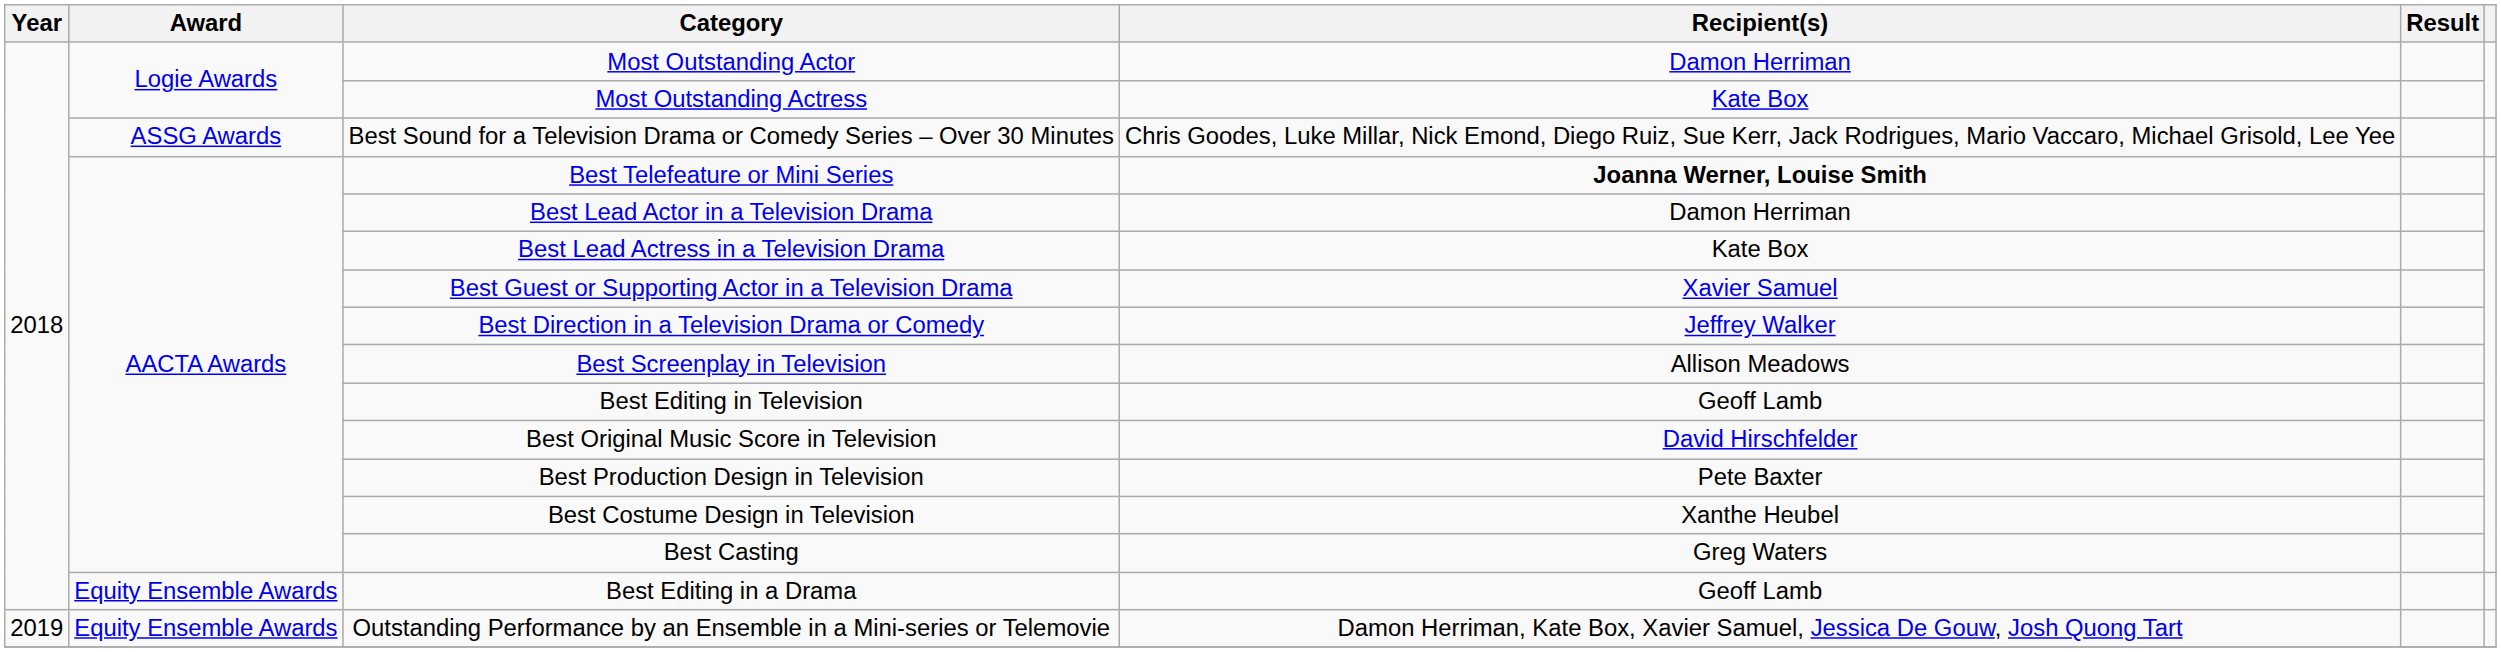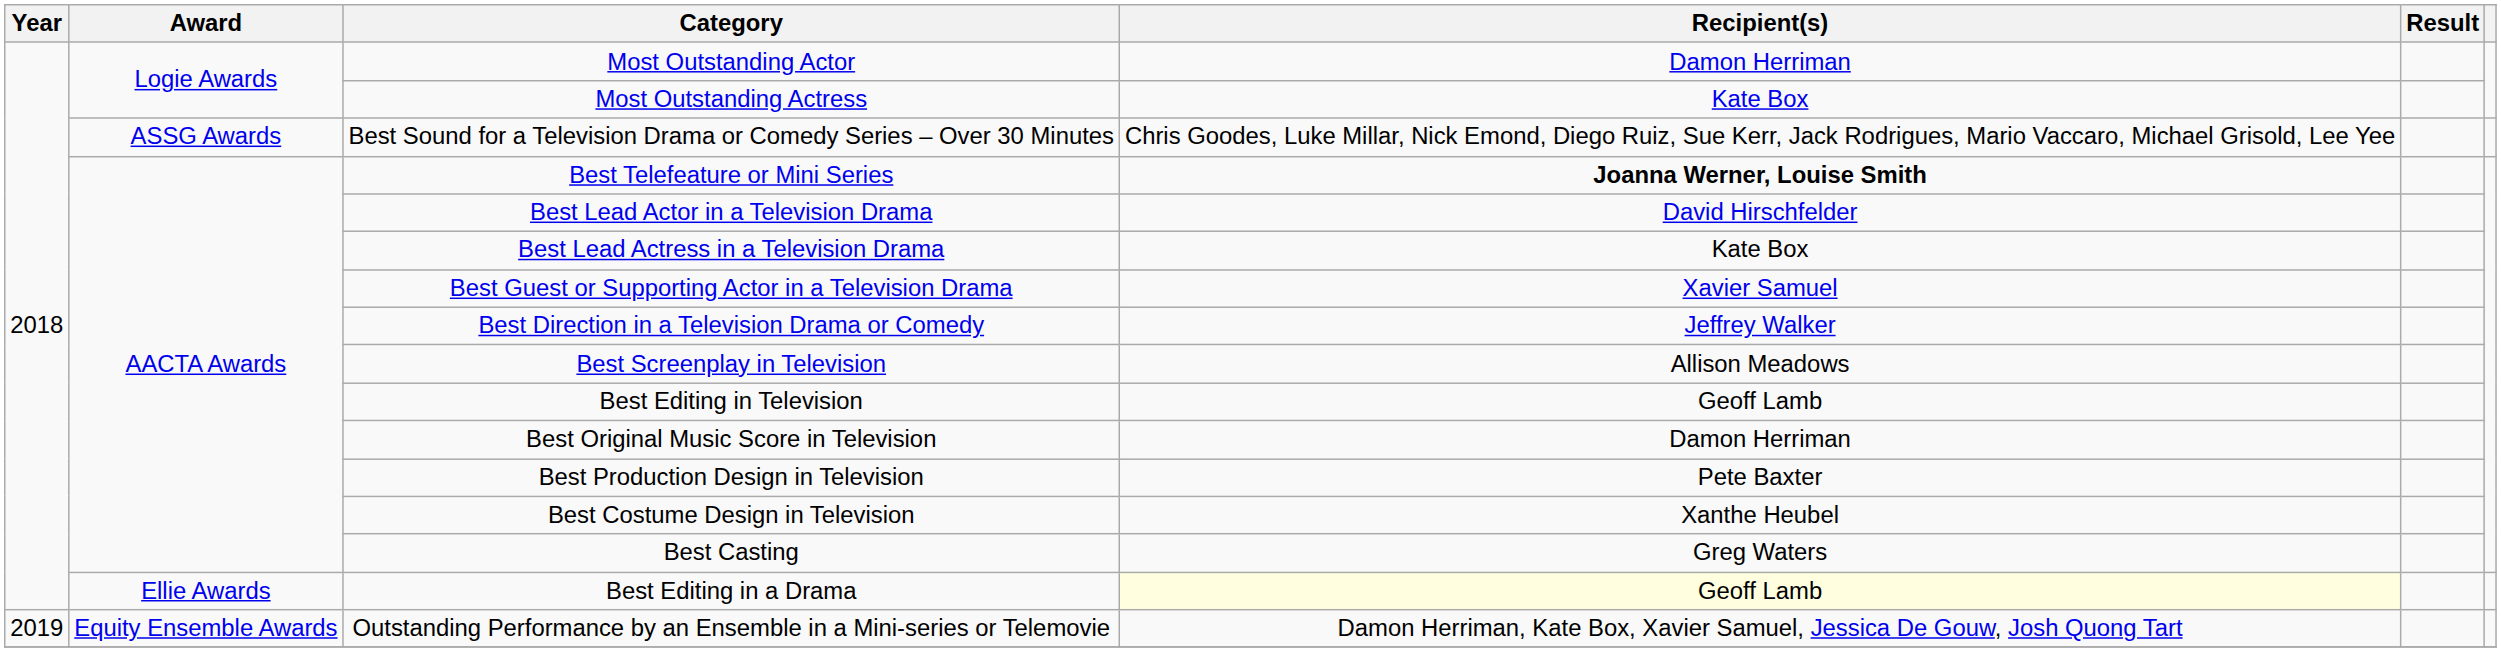(1760, 212) Damon Herriman -> (1760, 212) David Hirschfelder
(1760, 439) David Hirschfelder -> (1760, 439) Damon Herriman
(206, 590) Equity Ensemble Awards -> (206, 590) Ellie Awards
(1760, 590) no background -> (1760, 590) lightyellow background
